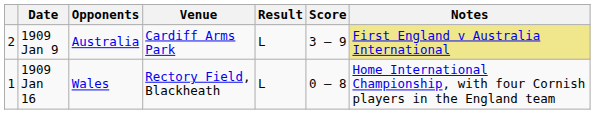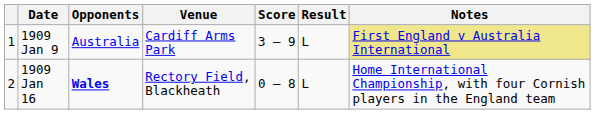columns swapped: (280, 15) <-> (328, 15)
(11, 42) 2 -> (11, 42) 1
(11, 84) 1 -> (11, 84) 2
(90, 84) normal -> (90, 84) bold
